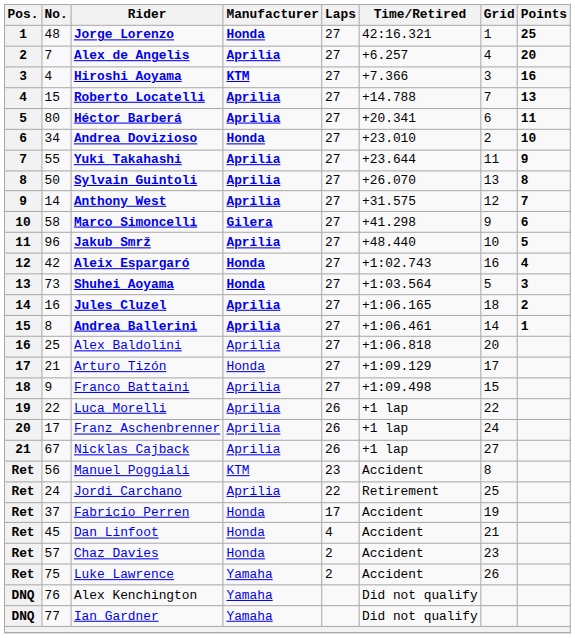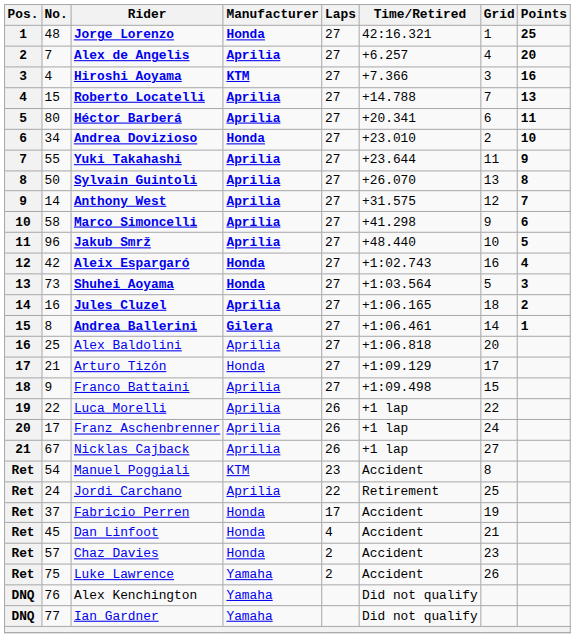(250, 223) Gilera -> (253, 223) Aprilia
(253, 326) Aprilia -> (250, 326) Gilera
(52, 471) 56 -> (52, 471) 54
